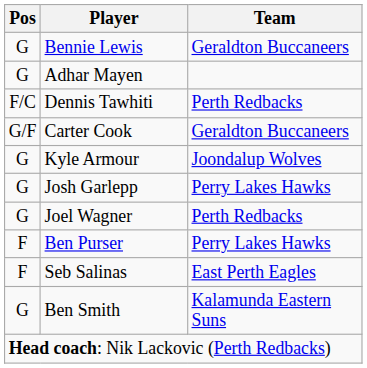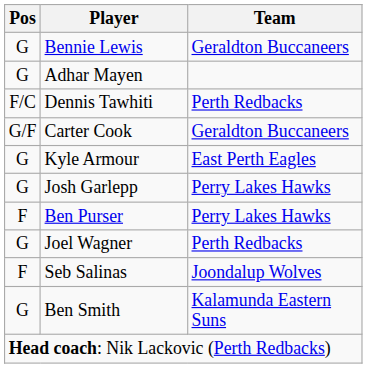(256, 159) Joondalup Wolves -> (254, 159) East Perth Eagles
rows swapped: (84, 243) <-> (88, 215)
(254, 272) East Perth Eagles -> (256, 272) Joondalup Wolves
